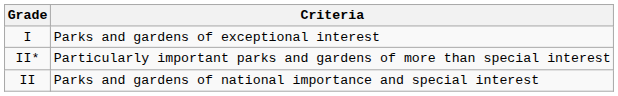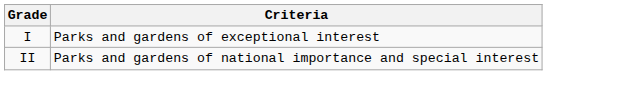- row: (28, 59)
